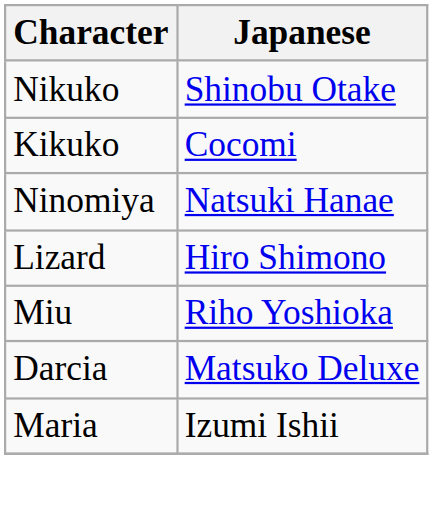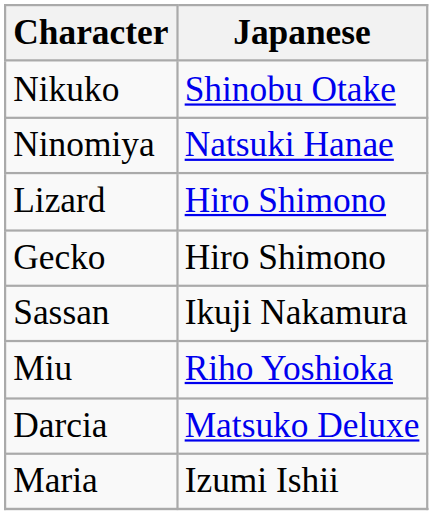- row: (66, 144)
+ row: (59, 256)
+ row: (61, 312)
